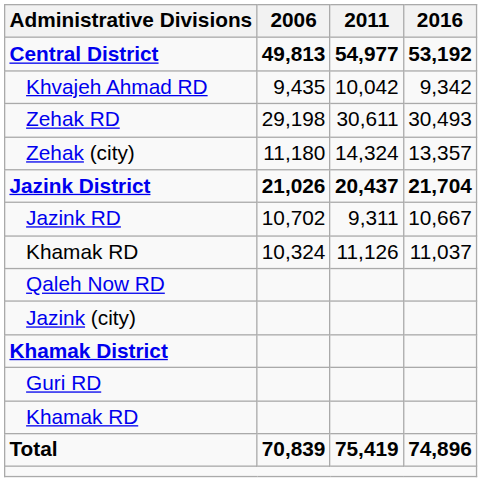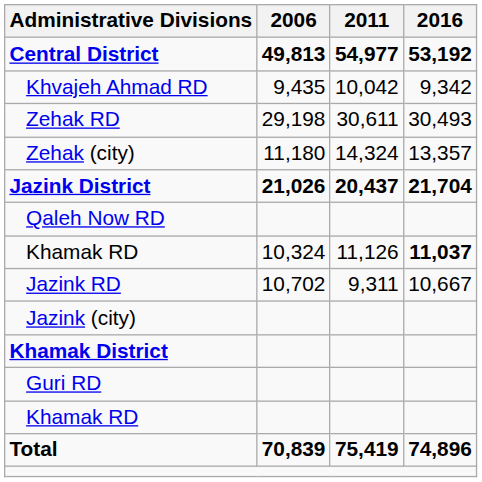rows swapped: (73, 218) <-> (95, 284)
(441, 251) normal -> (441, 251) bold
